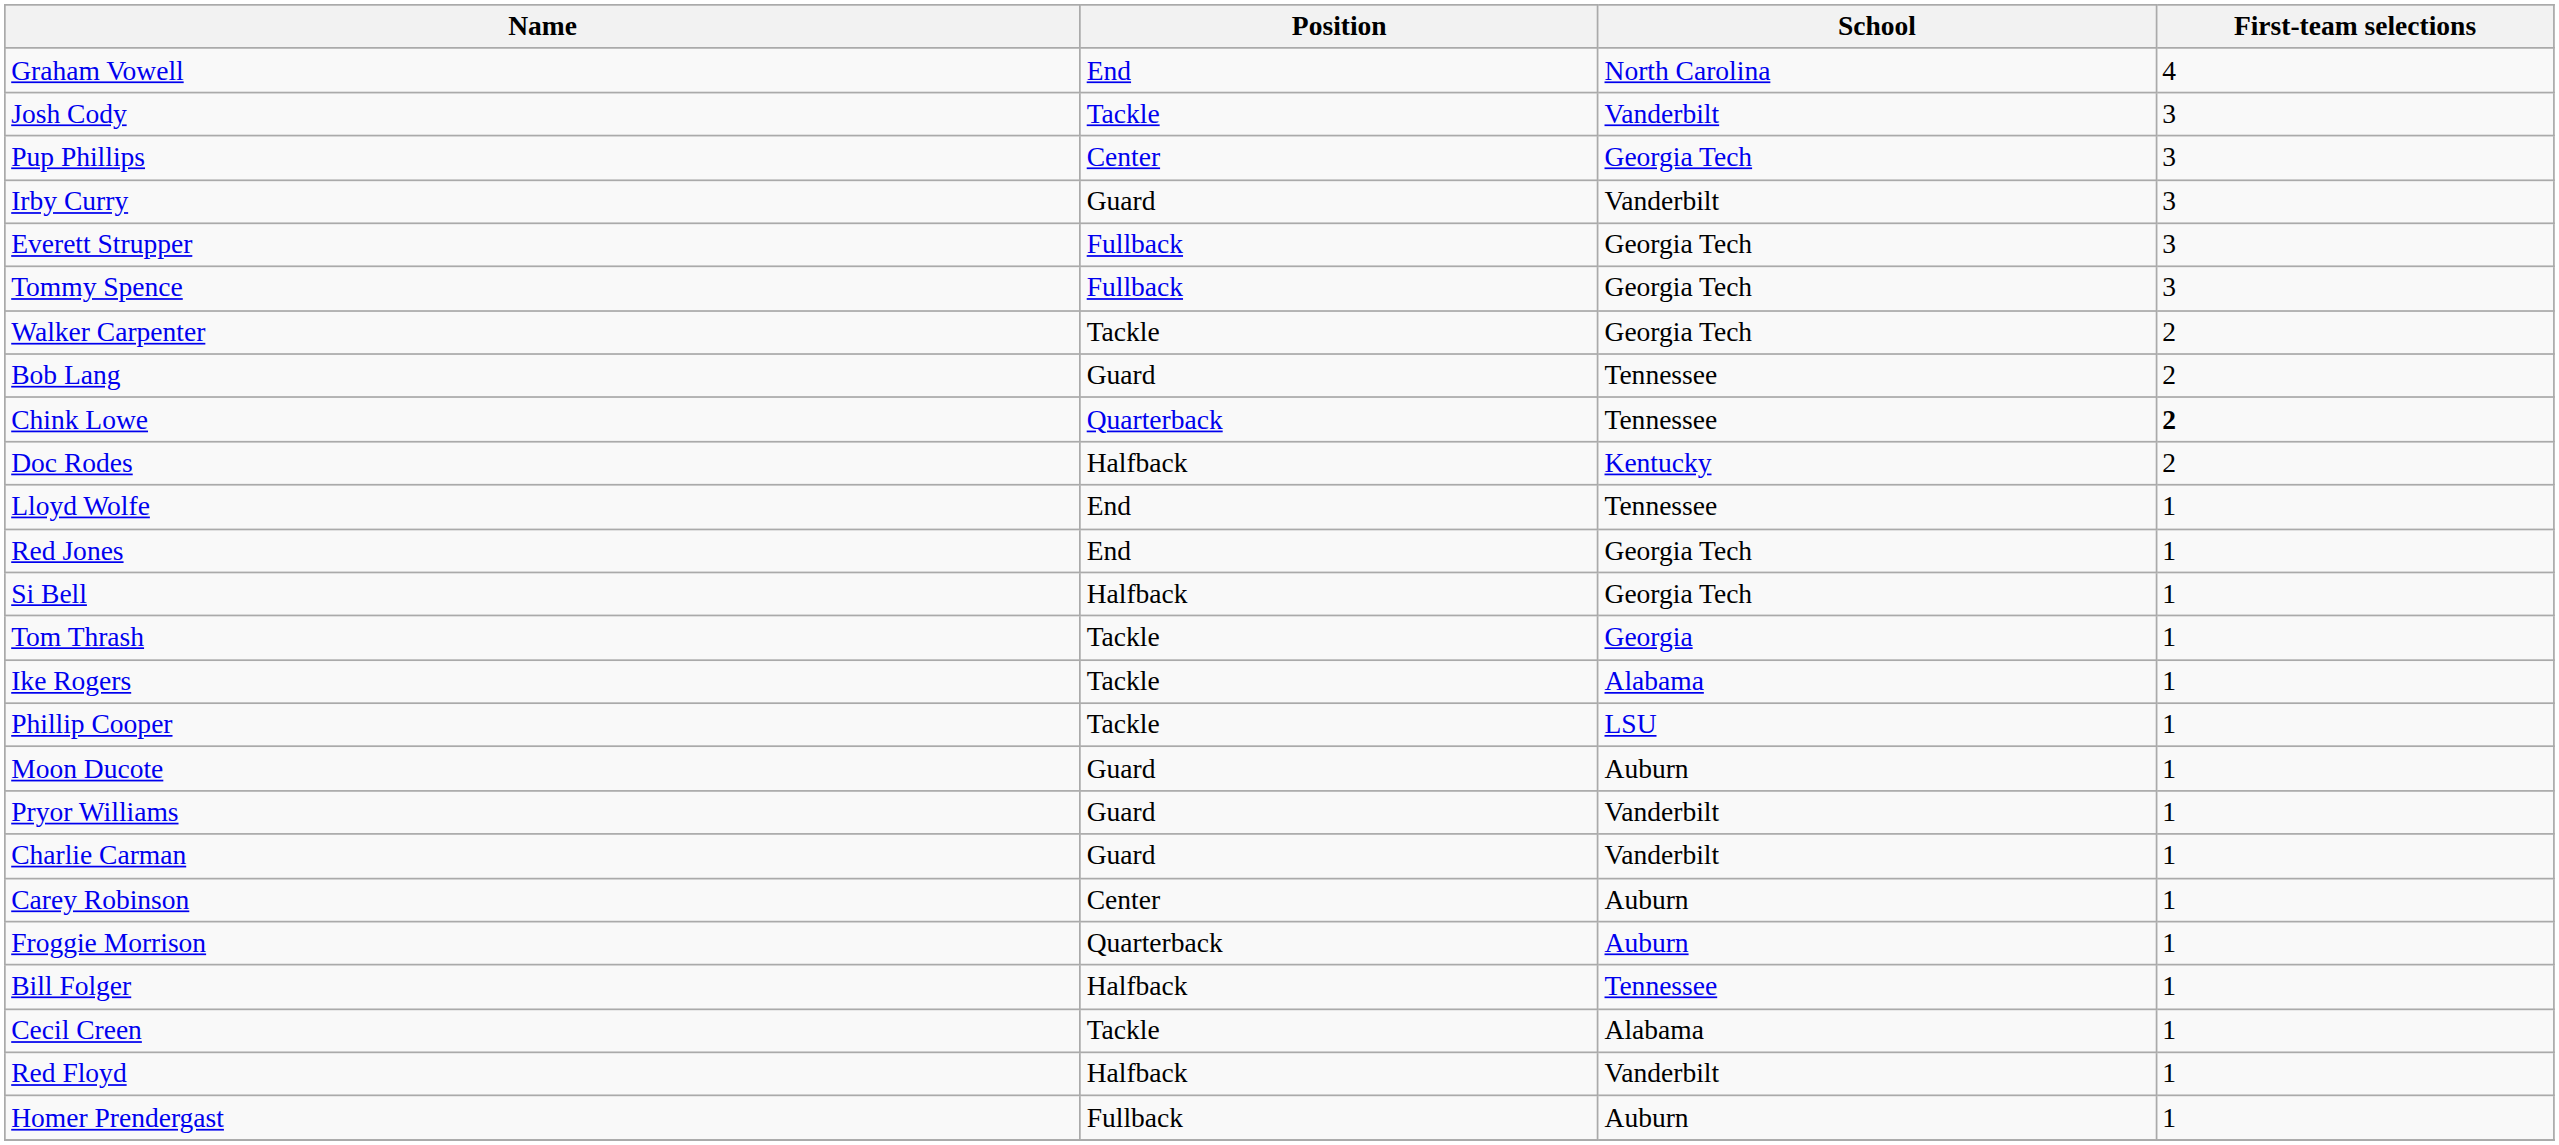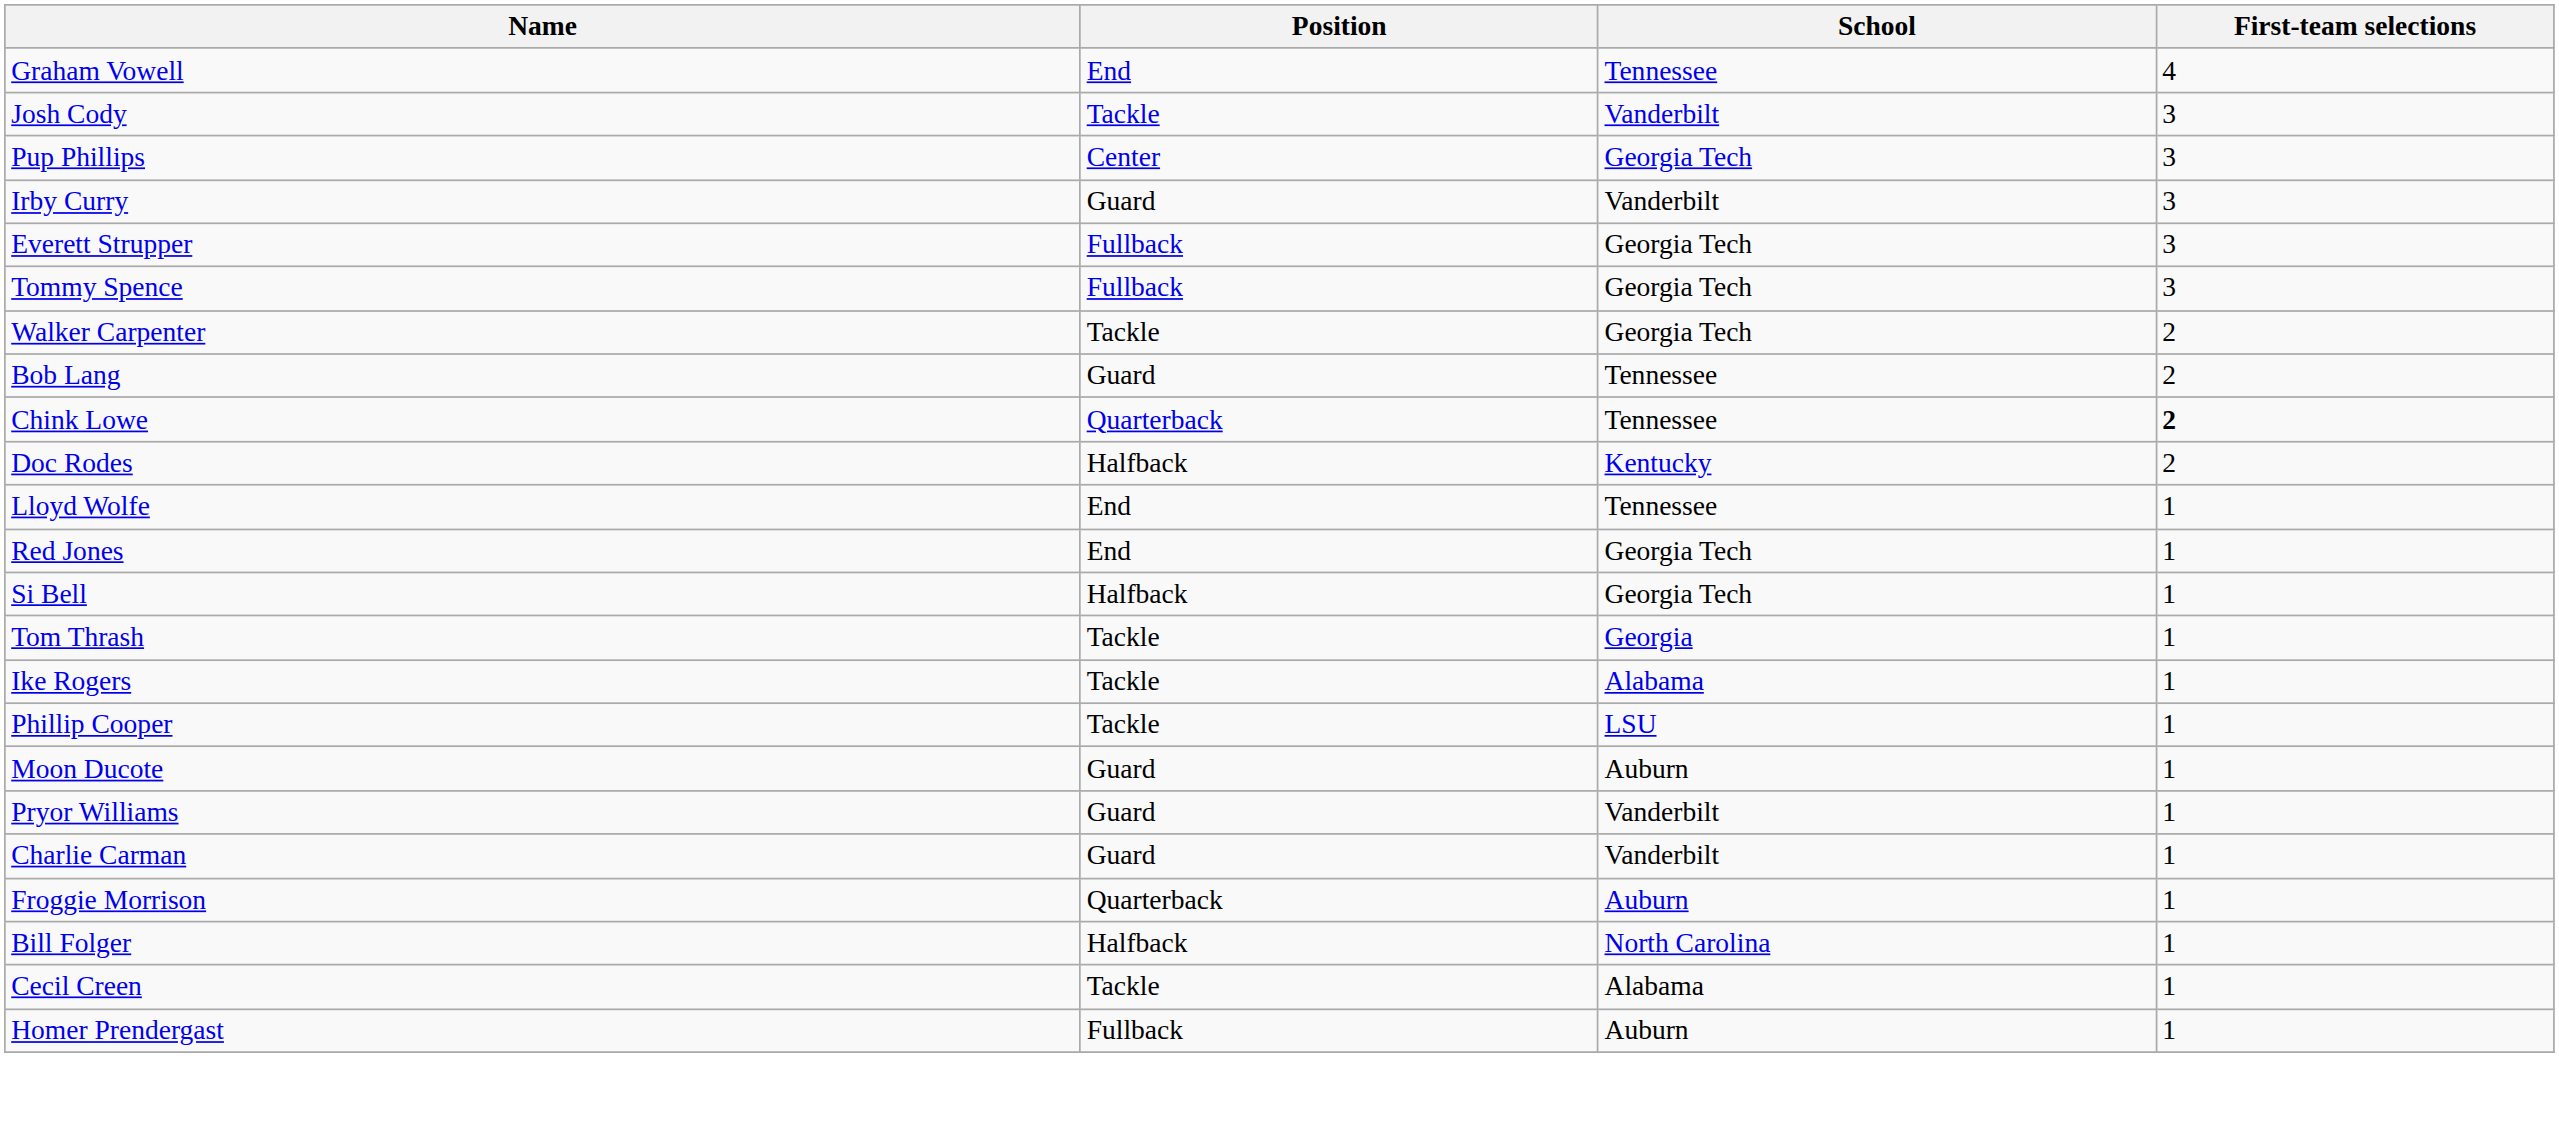(1687, 69) North Carolina -> (1661, 69) Tennessee
- row: (100, 899)
(1661, 986) Tennessee -> (1687, 942) North Carolina
- row: (69, 1073)
